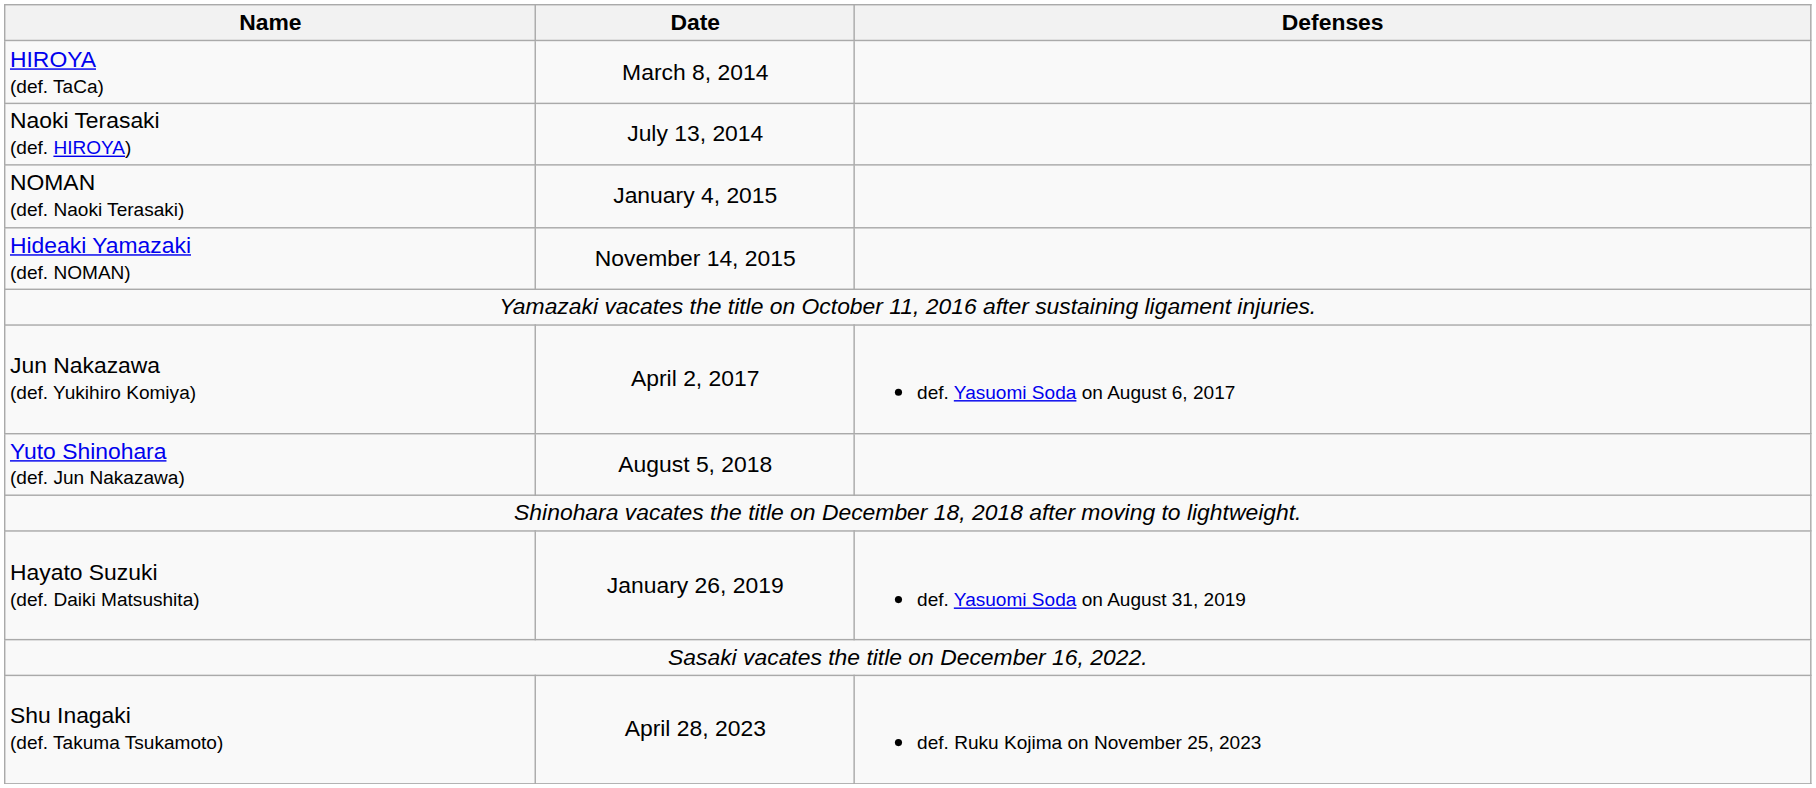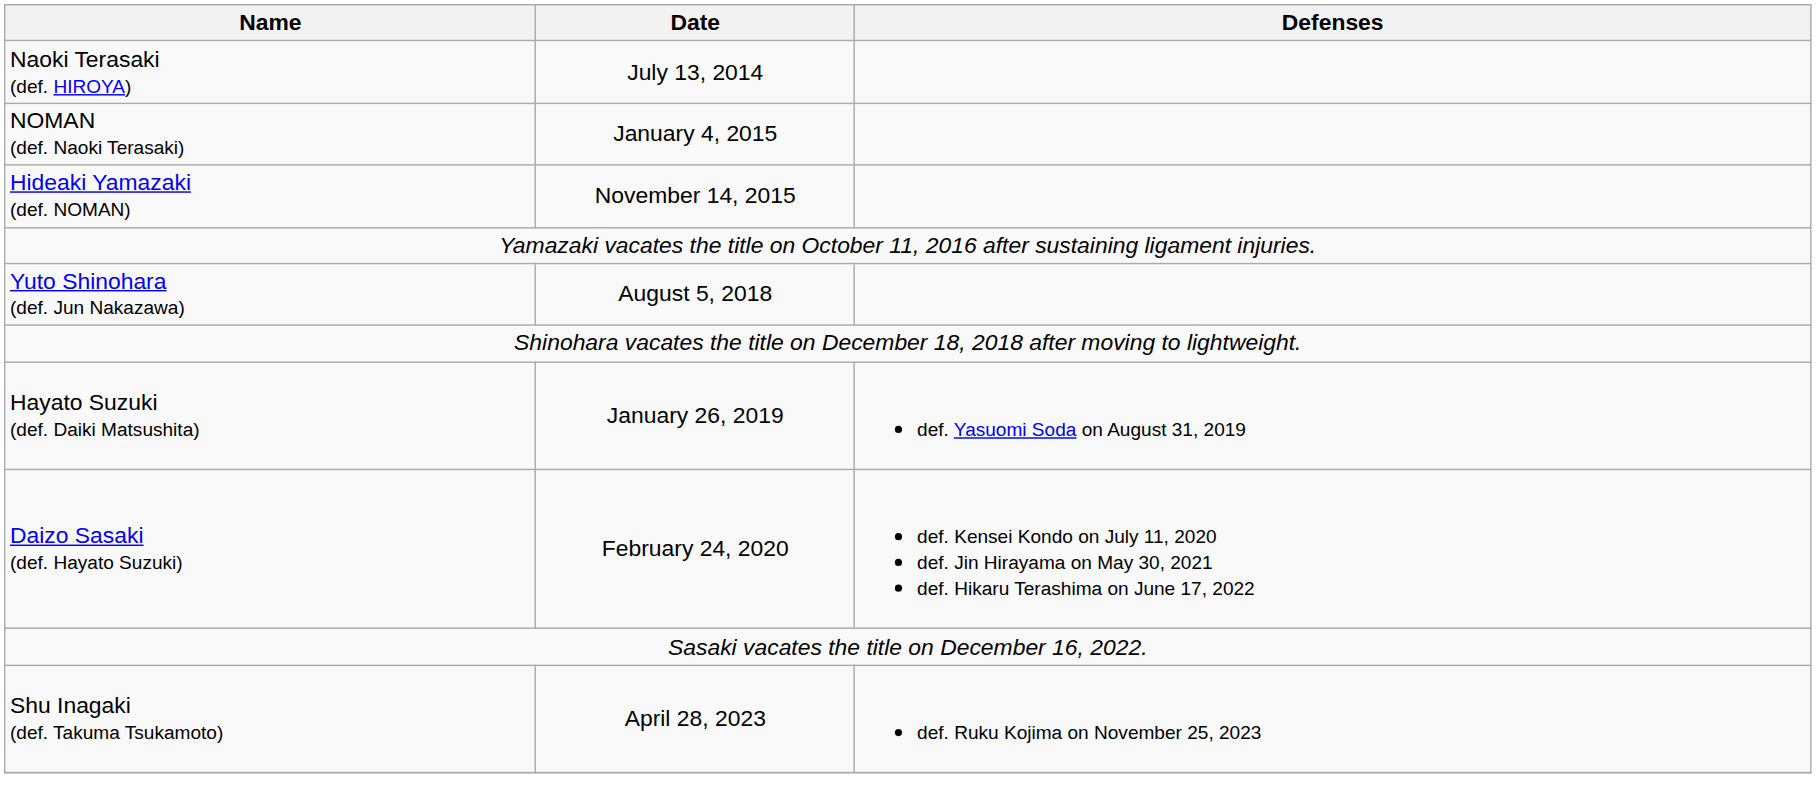- row: (57, 71)
- row: (103, 379)
+ row: (96, 548)
